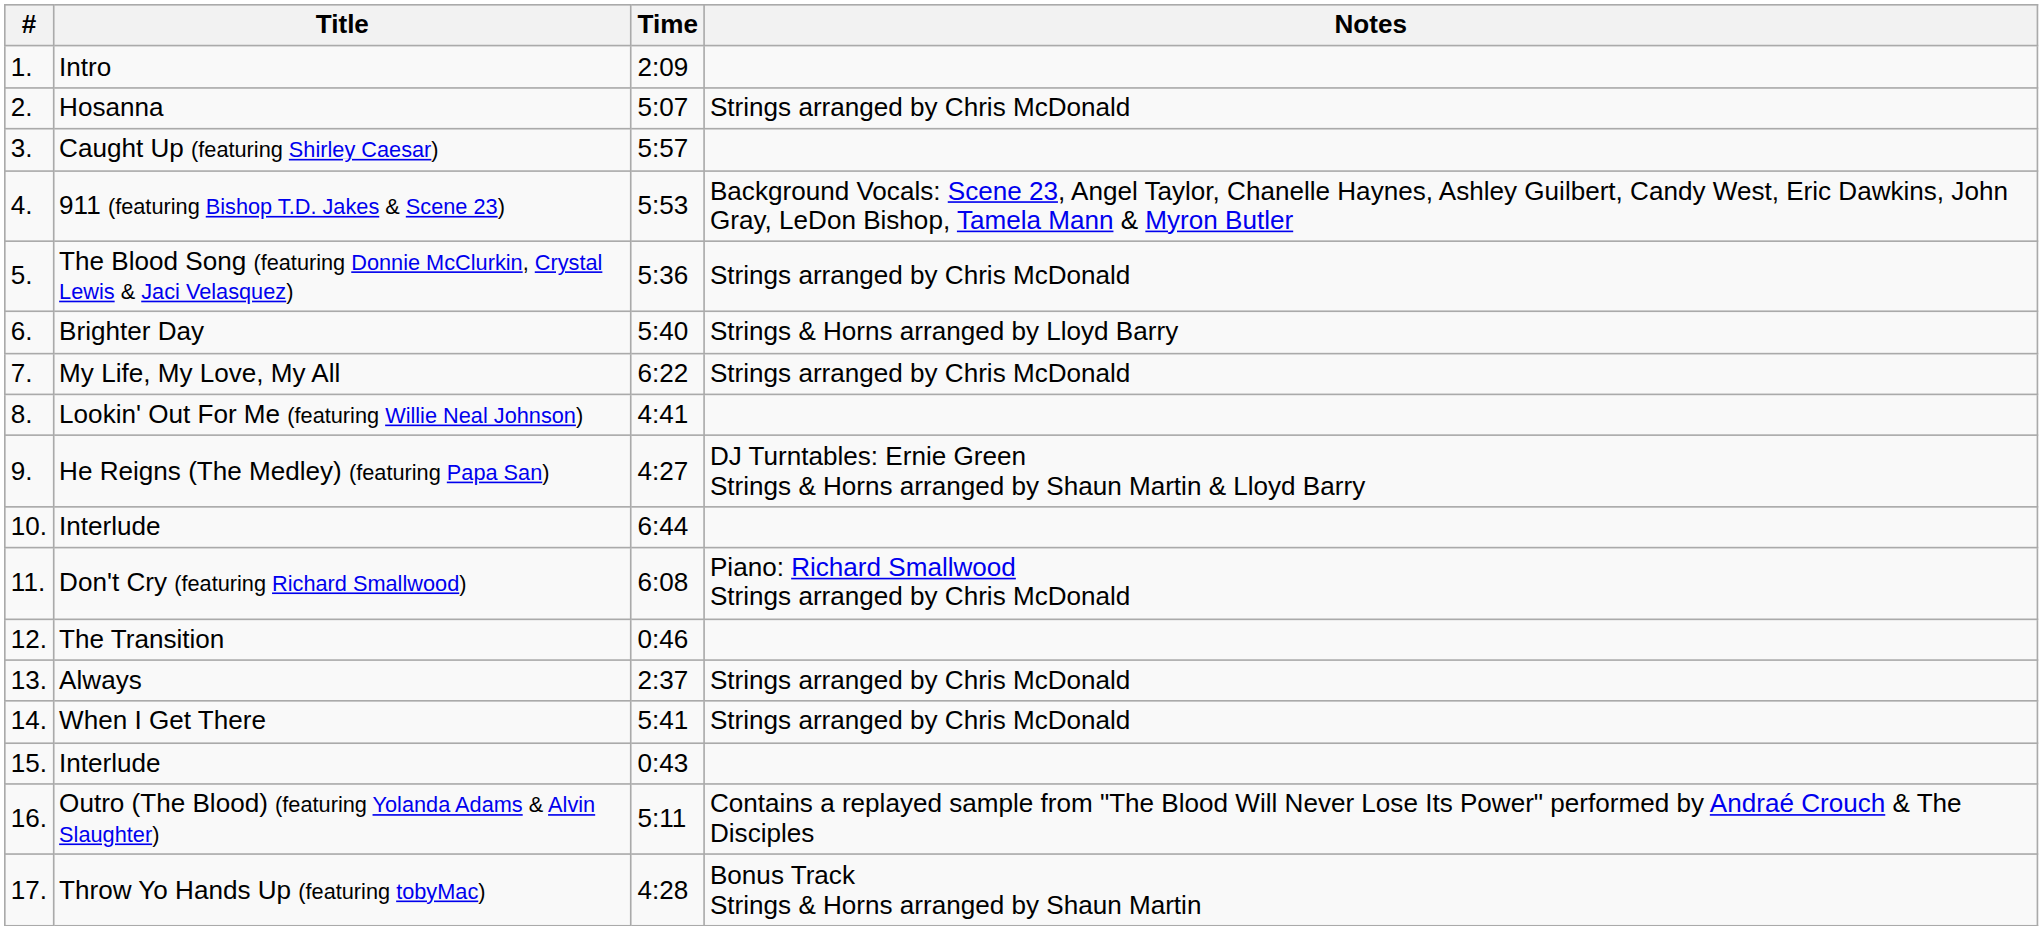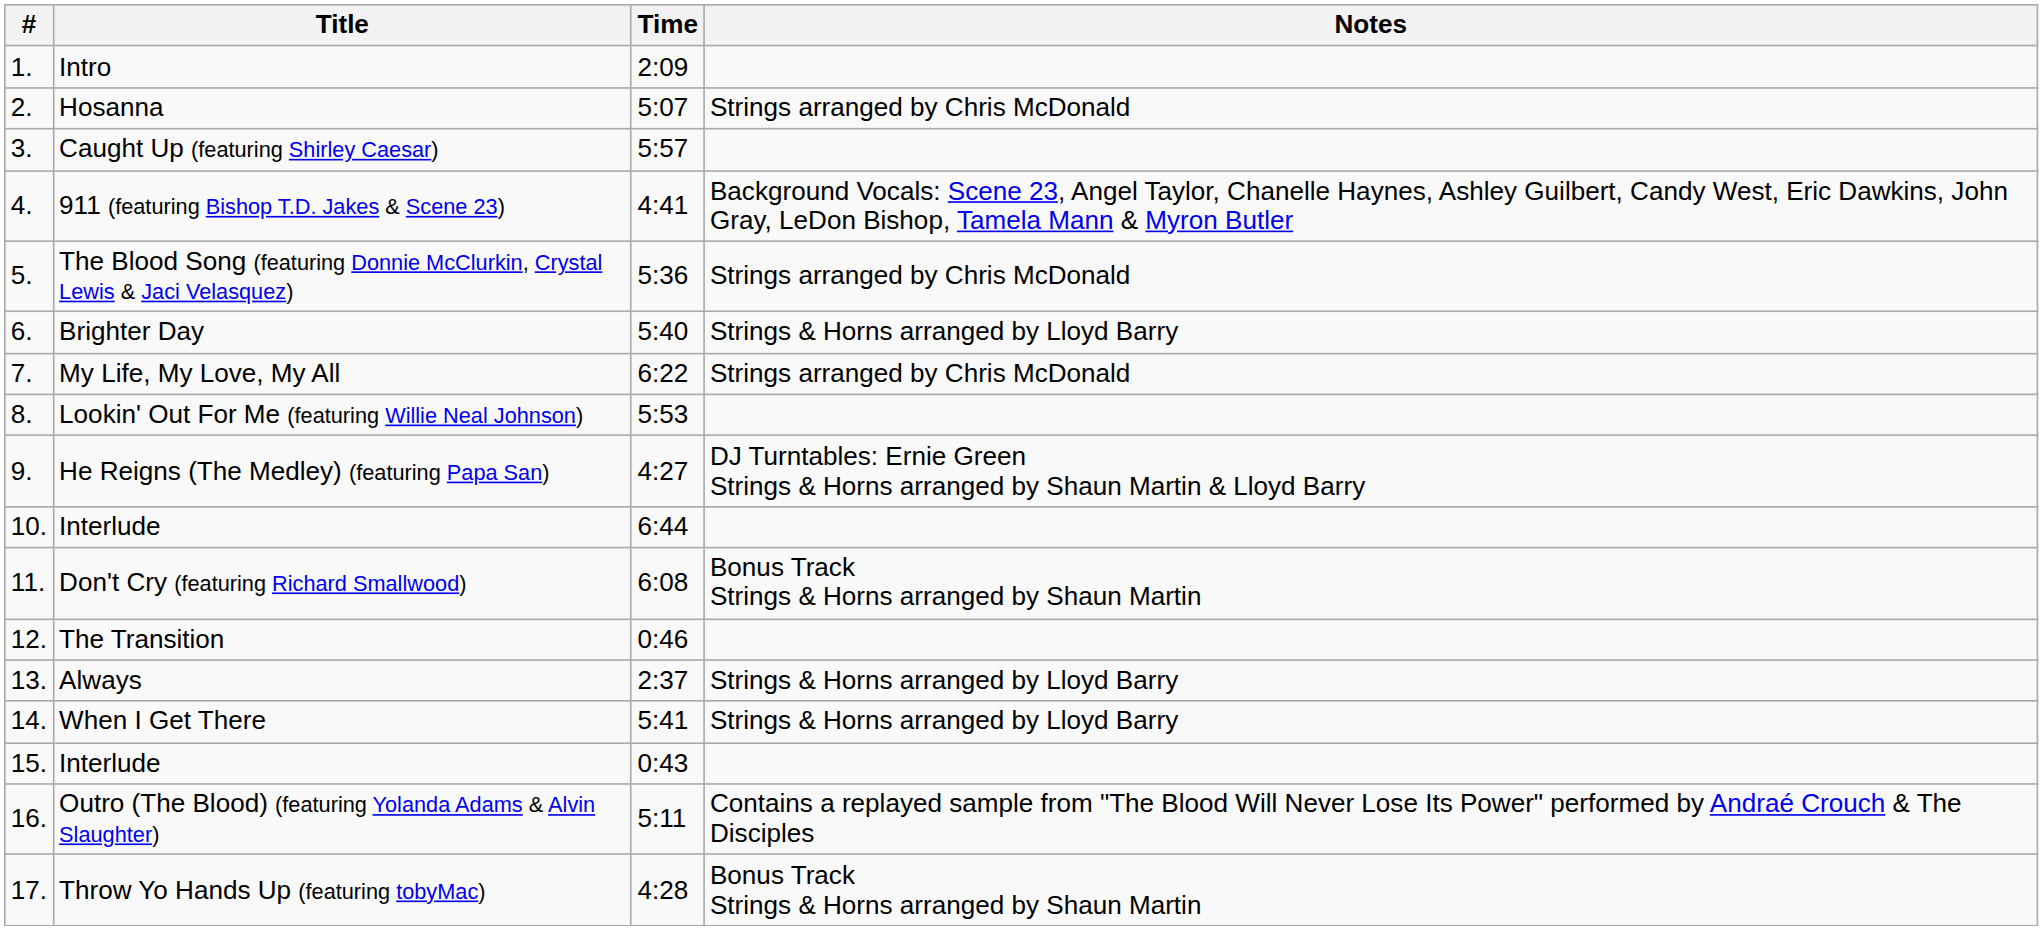(663, 205) 5:53 -> (663, 205) 4:41
(663, 414) 4:41 -> (663, 414) 5:53
(920, 582) Piano: Richard Smallwood Strings arranged by Chris McDonald -> (956, 582) Bonus Track Strings & Horns arranged by Shaun Martin
(920, 680) Strings arranged by Chris McDonald -> (944, 680) Strings & Horns arranged by Lloyd Barry
(920, 721) Strings arranged by Chris McDonald -> (944, 721) Strings & Horns arranged by Lloyd Barry
